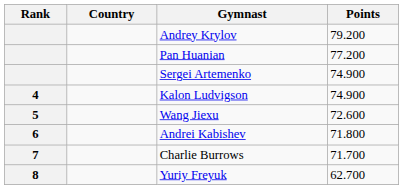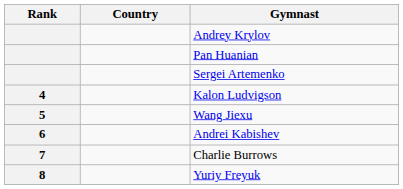- column: (363, 14)
